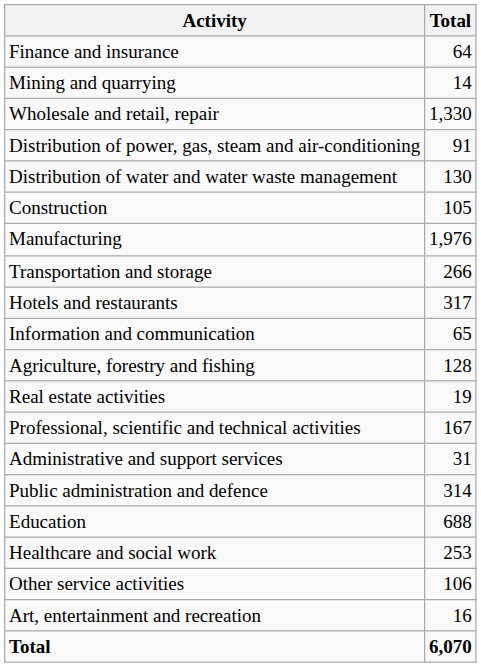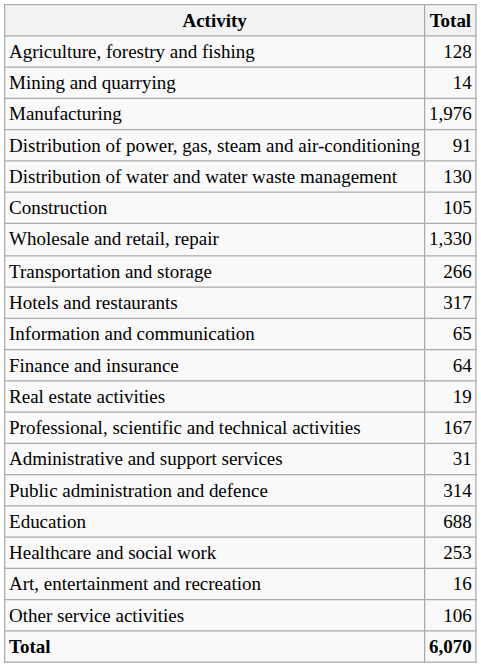rows swapped: (132, 364) <-> (94, 51)
rows swapped: (65, 239) <-> (114, 114)
rows swapped: (135, 615) <-> (97, 584)
